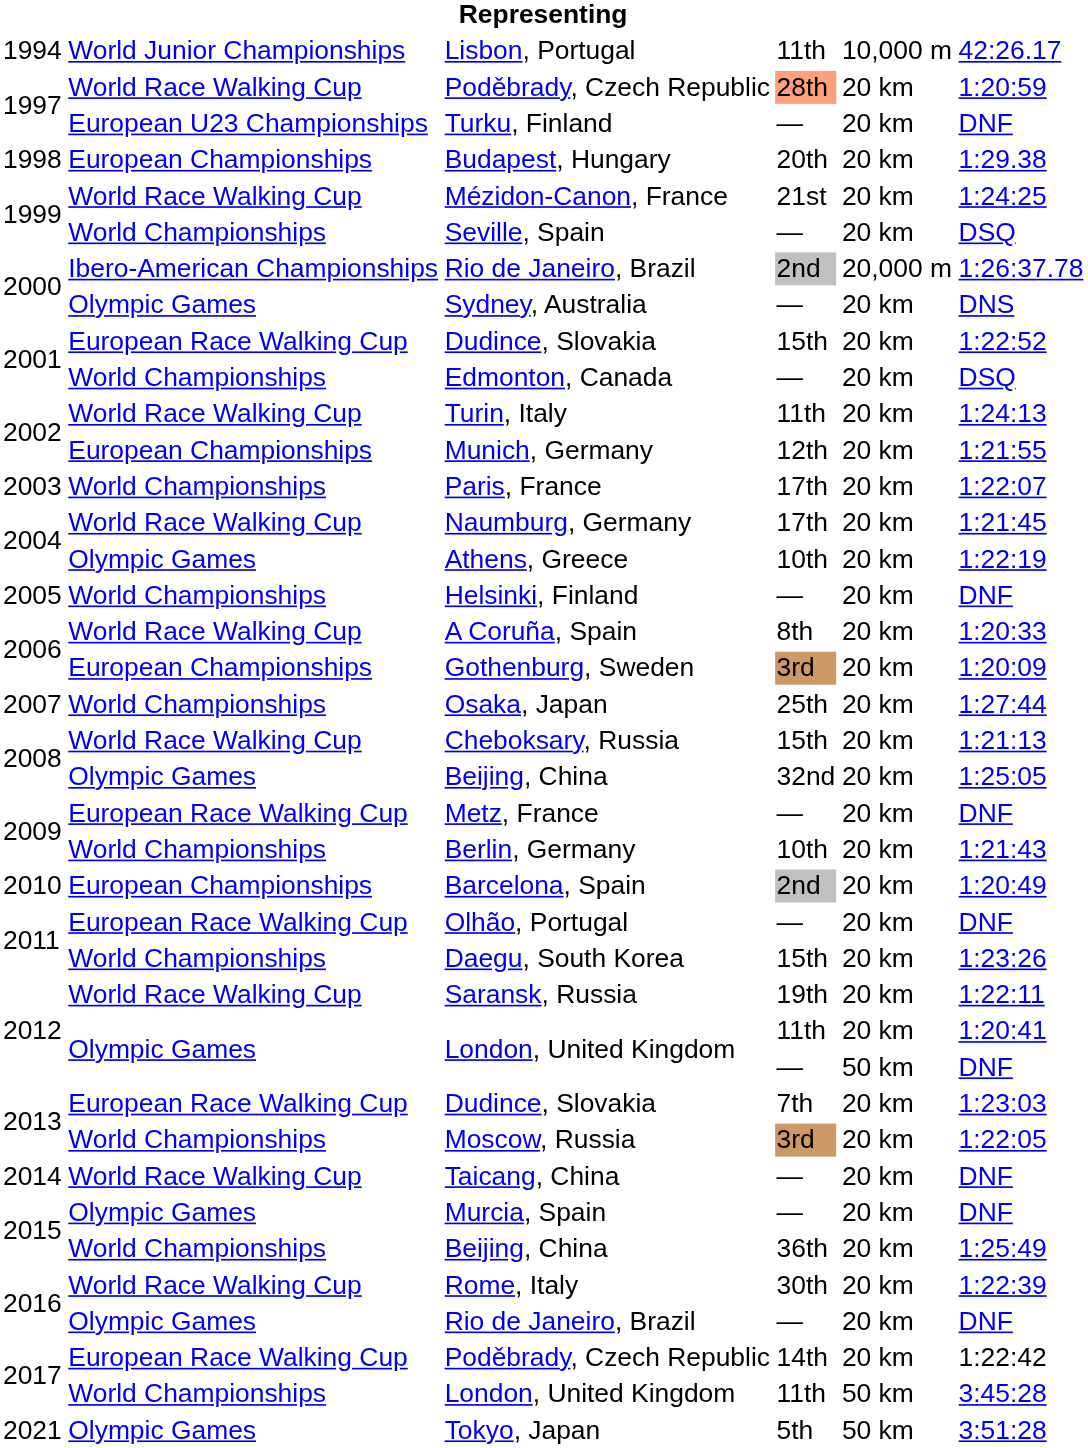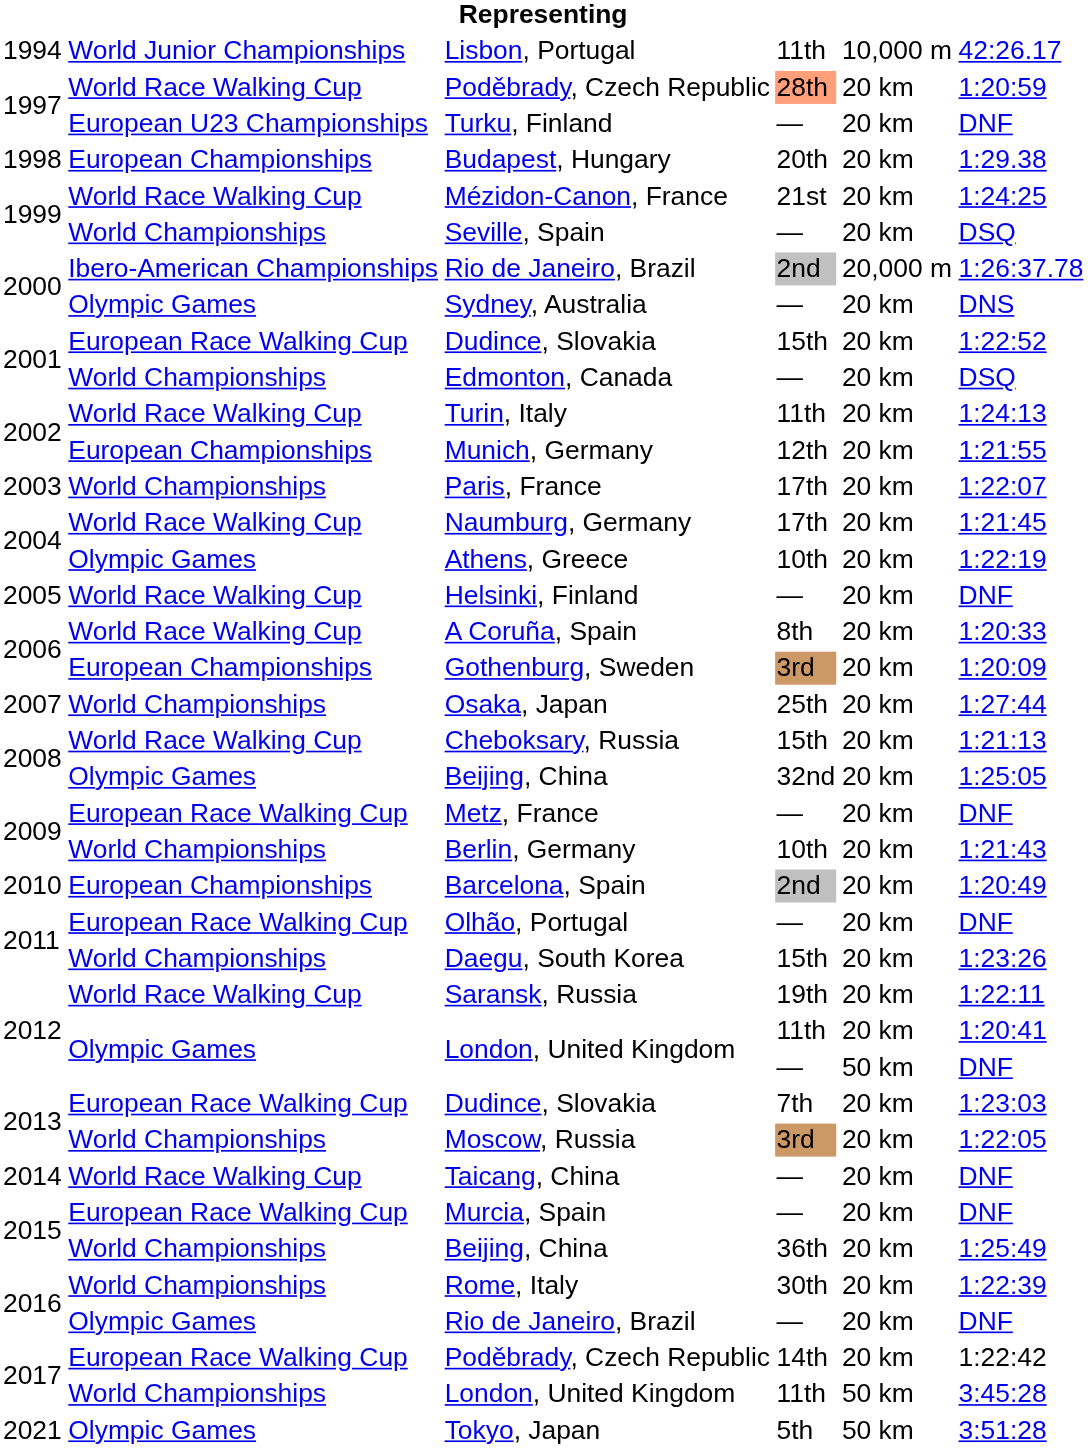(197, 595) World Championships -> (215, 595) World Race Walking Cup
(162, 1212) Olympic Games -> (238, 1212) European Race Walking Cup
(215, 1284) World Race Walking Cup -> (197, 1284) World Championships
